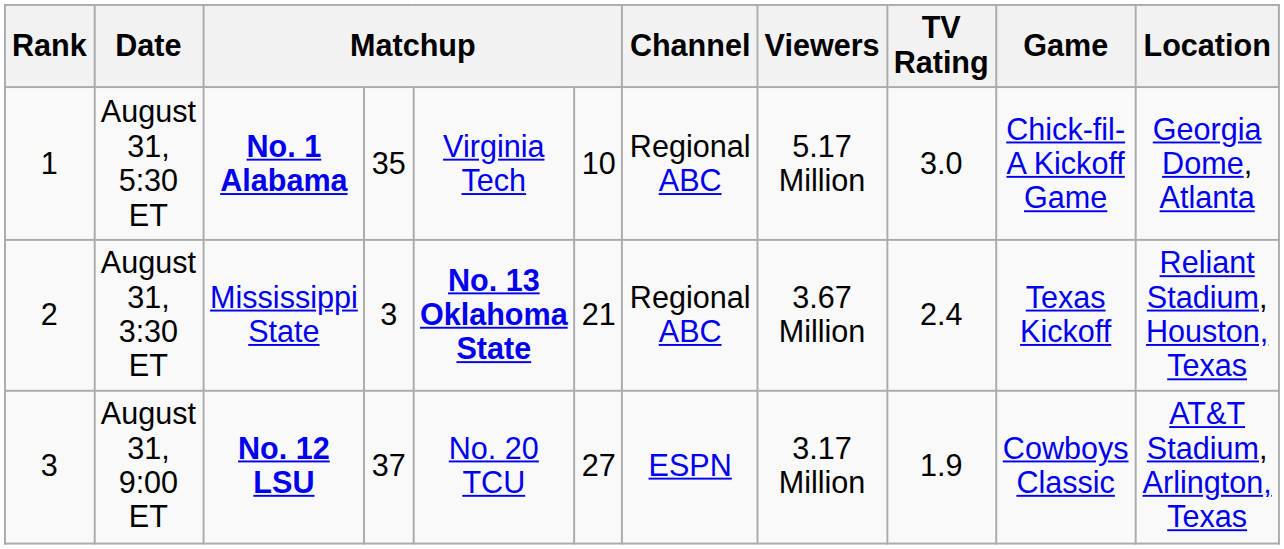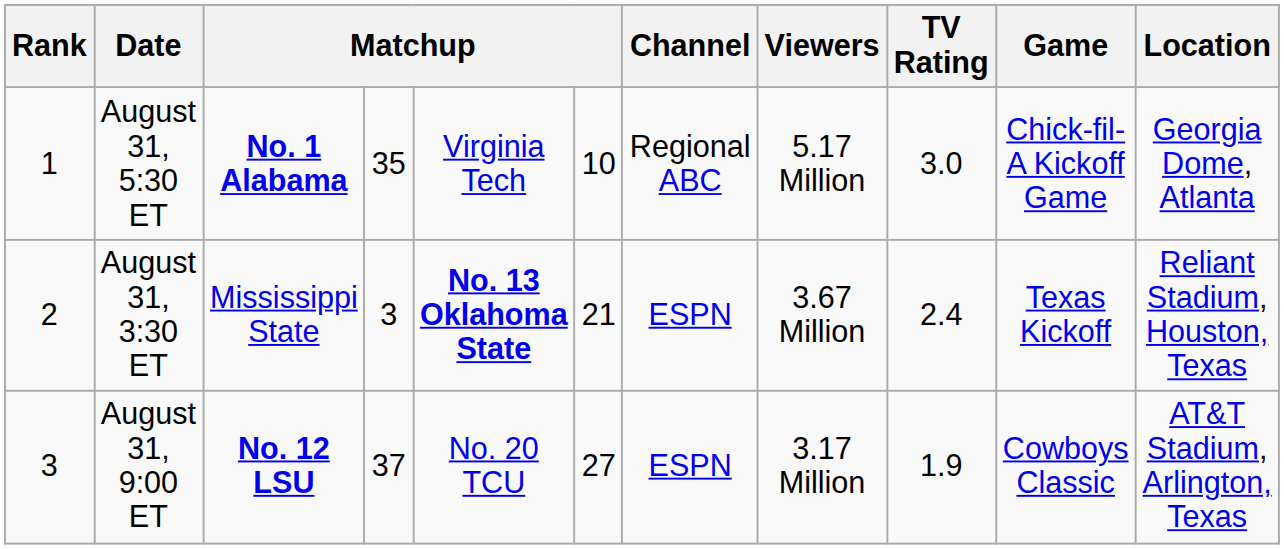(690, 314) Regional ABC -> (690, 314) ESPN
